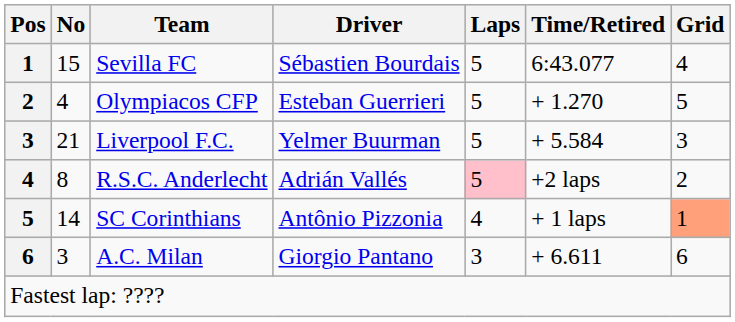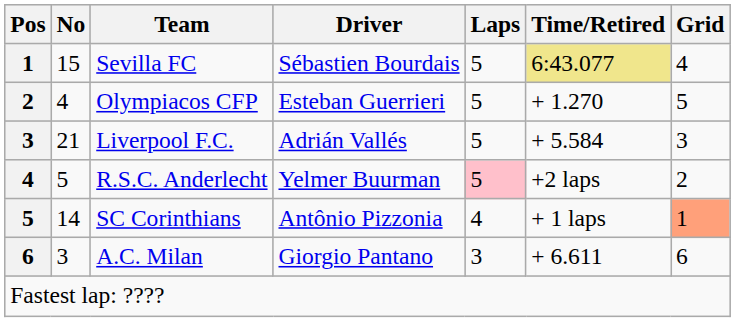(573, 62) no background -> (573, 62) khaki background
(359, 140) Yelmer Buurman -> (343, 140) Adrián Vallés
(62, 179) 8 -> (62, 179) 5
(343, 179) Adrián Vallés -> (359, 179) Yelmer Buurman
